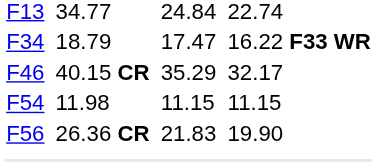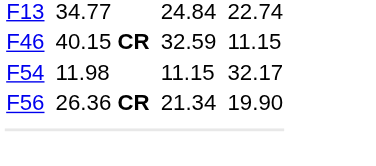- row: (25, 42)
(189, 72) 35.29 -> (189, 42) 32.59
(255, 72) 32.17 -> (254, 42) 11.15
(254, 103) 11.15 -> (255, 72) 32.17
(189, 133) 21.83 -> (189, 103) 21.34
